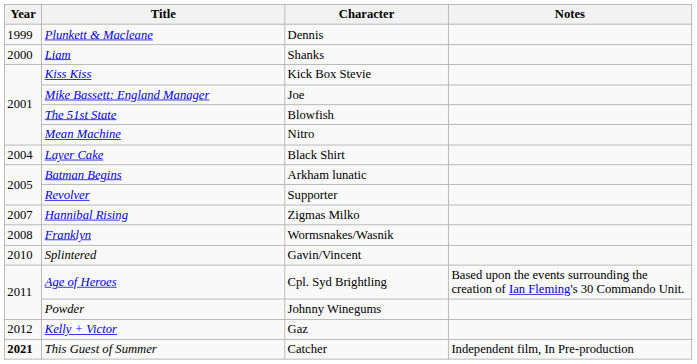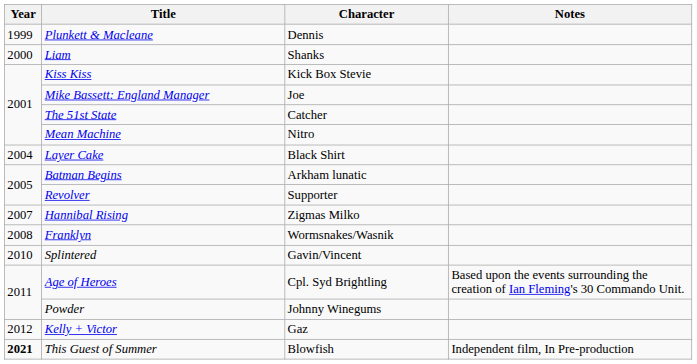(311, 114) Blowfish -> (307, 114) Catcher
(307, 349) Catcher -> (311, 349) Blowfish
